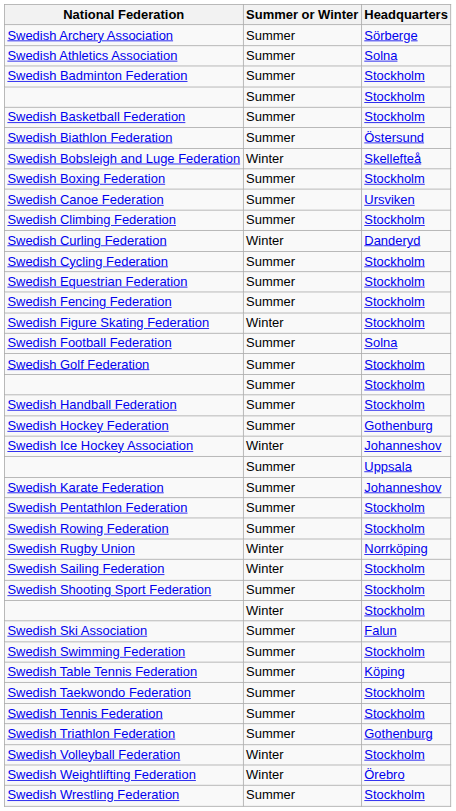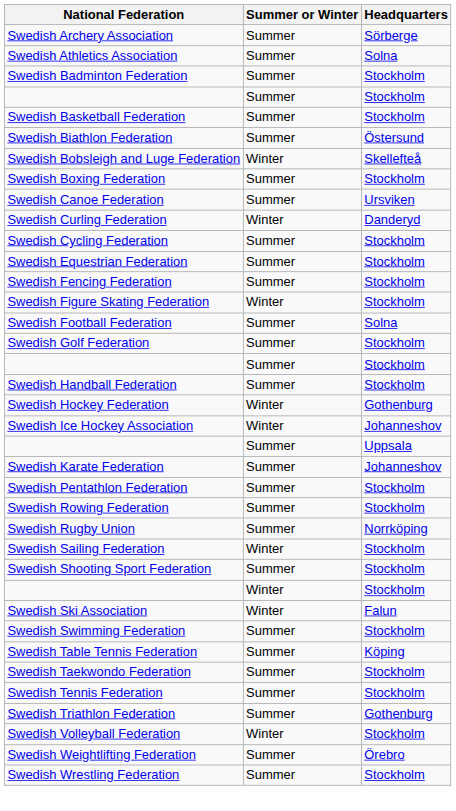- row: (92, 220)
(271, 425) Summer -> (265, 405) Winter
(265, 549) Winter -> (271, 528) Summer
(271, 631) Summer -> (265, 610) Winter
(265, 775) Winter -> (271, 754) Summer
